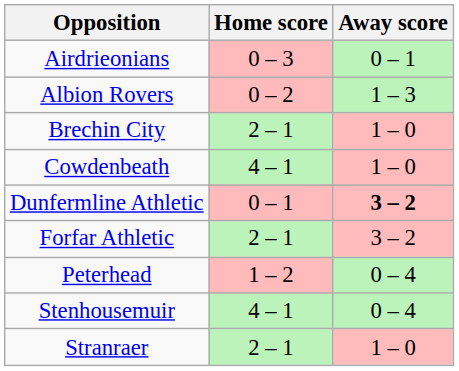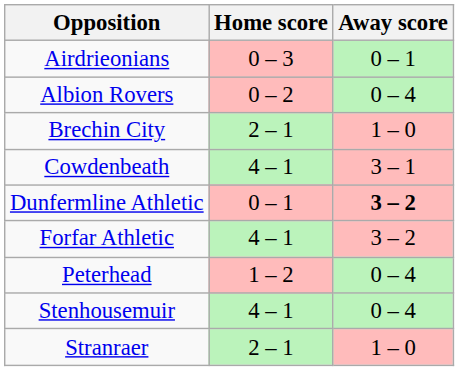(393, 94) 1 – 3 -> (393, 94) 0 – 4
(393, 166) 1 – 0 -> (393, 166) 3 – 1
(271, 238) 2 – 1 -> (271, 238) 4 – 1
